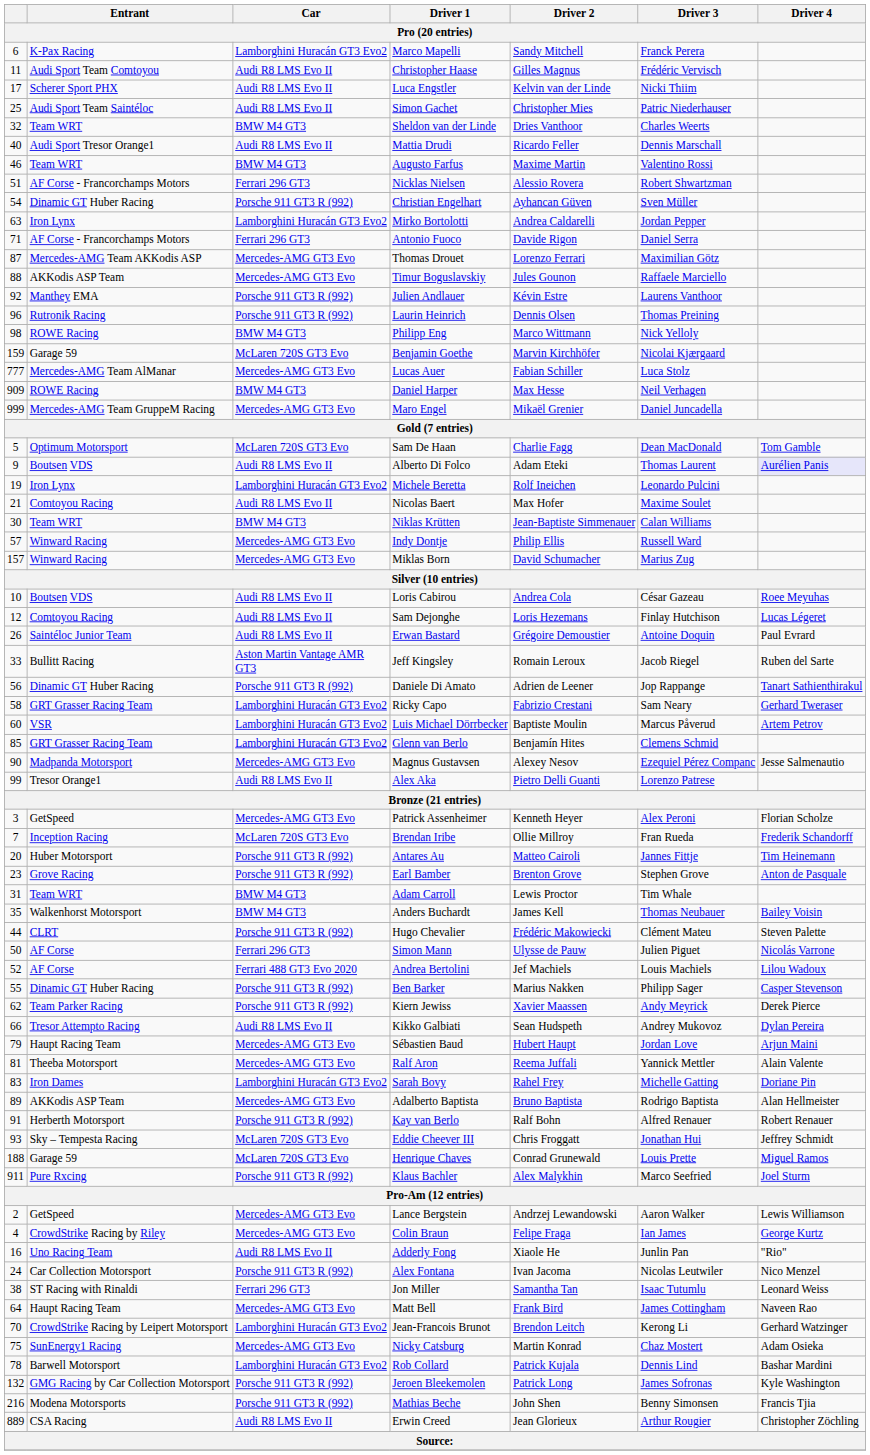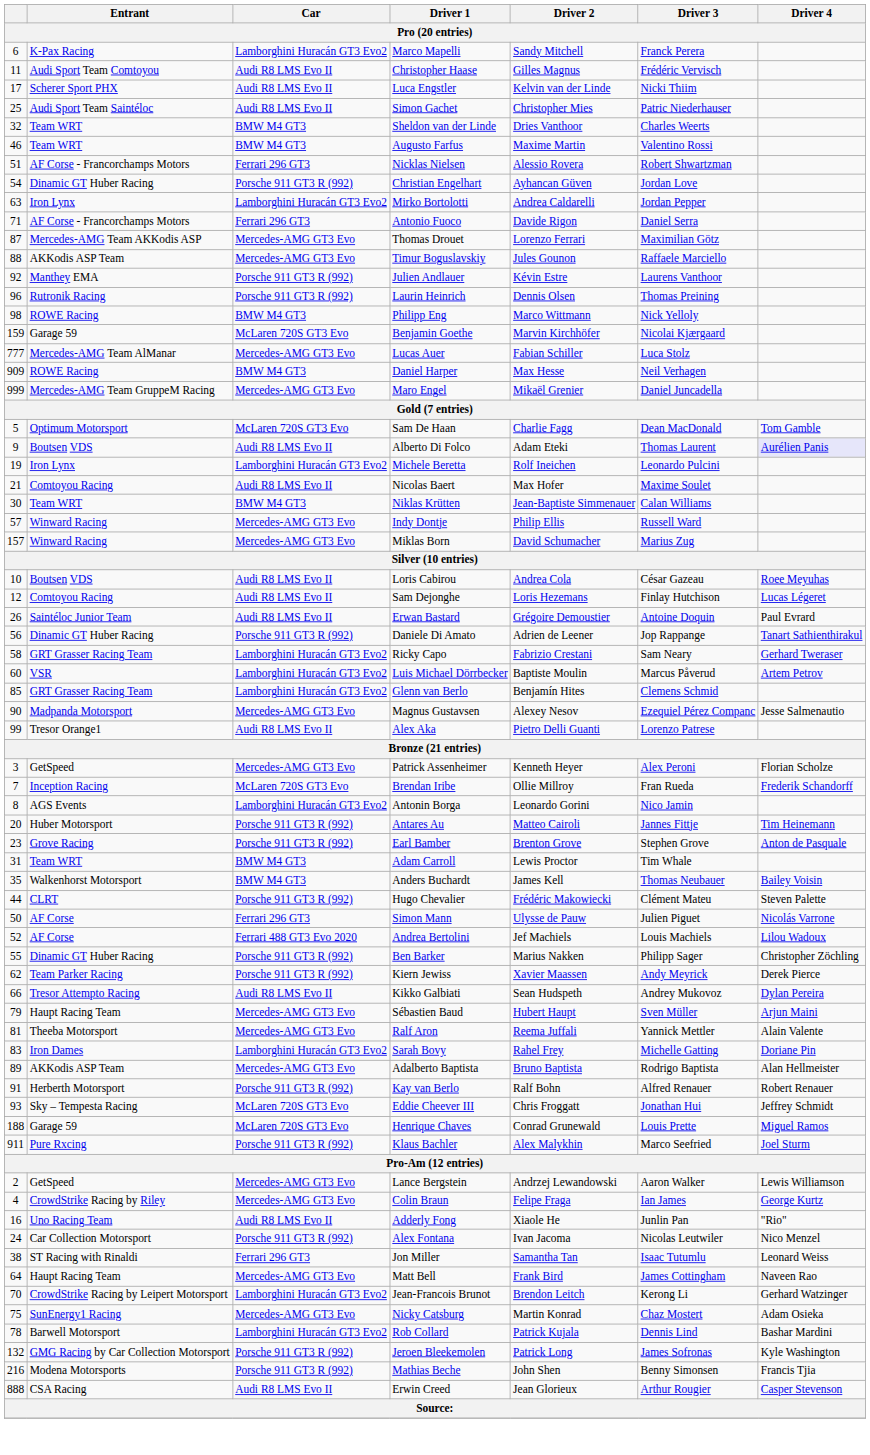- row: (422, 145)
(669, 201) Sven Müller -> (669, 183) Jordan Love
- row: (423, 661)
+ row: (426, 805)
(802, 988) Casper Stevenson -> (810, 955) Christopher Zöchling
(669, 1044) Jordan Love -> (669, 1012) Sven Müller
(16, 1421) 889 -> (16, 1389) 888
(810, 1421) Christopher Zöchling -> (802, 1389) Casper Stevenson
